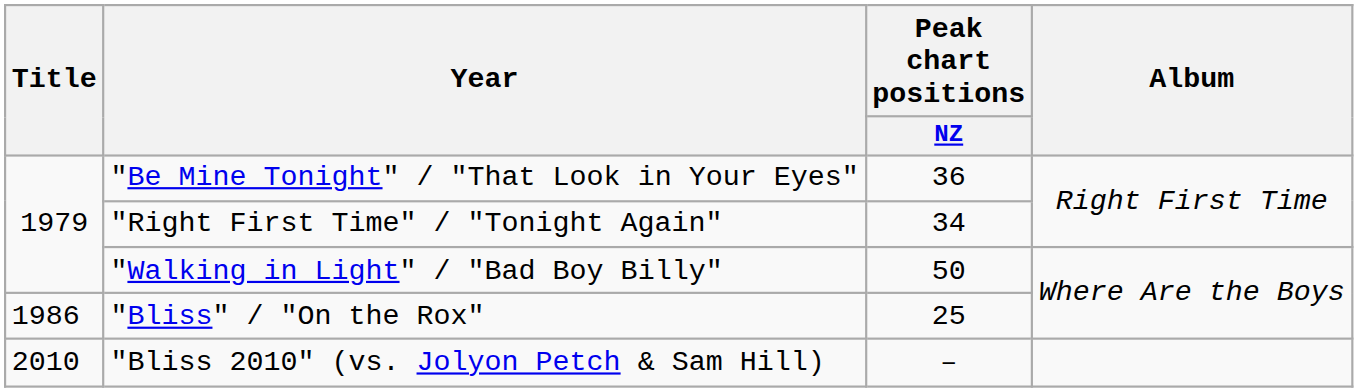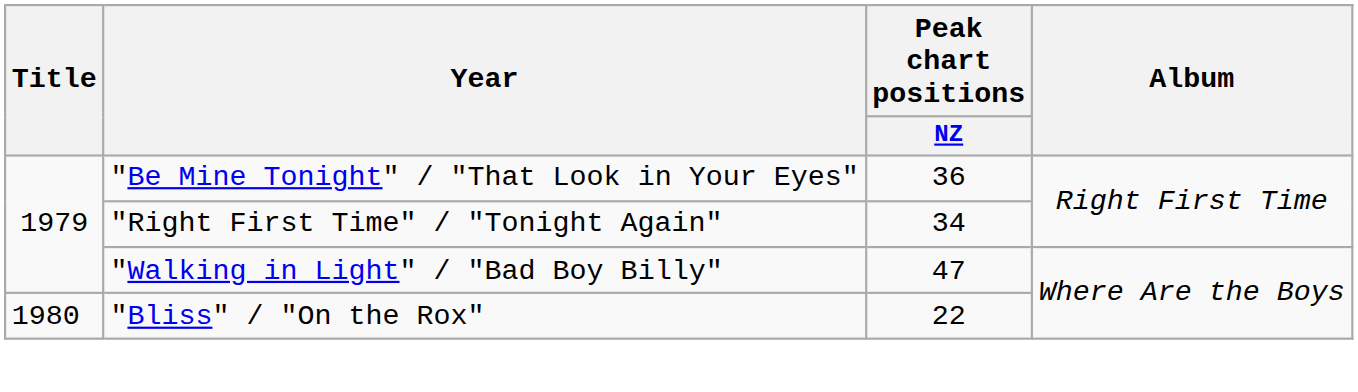(949, 270) 50 -> (949, 270) 47
(46, 316) 1986 -> (46, 316) 1980
(949, 316) 25 -> (949, 316) 22
- row: (468, 362)
